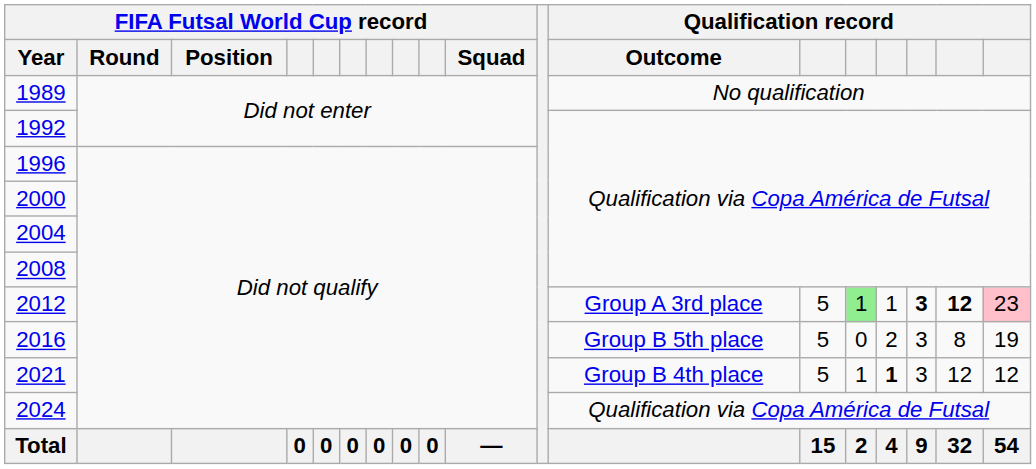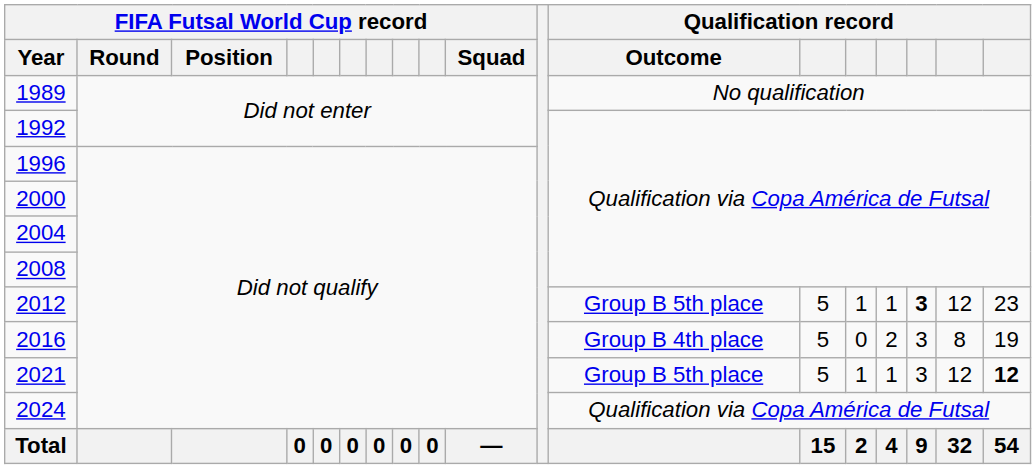(674, 304) Group A 3rd place -> (674, 304) Group B 5th place
(861, 304) lightgreen background -> (861, 304) no background
(960, 304) bold -> (960, 304) normal
(1006, 304) pink background -> (1006, 304) no background
(674, 339) Group B 5th place -> (674, 339) Group B 4th place
(674, 374) Group B 4th place -> (674, 374) Group B 5th place
(891, 374) bold -> (891, 374) normal
(1006, 374) normal -> (1006, 374) bold
